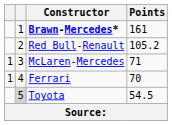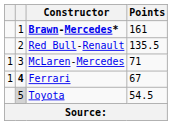(144, 46) 105.2 -> (144, 46) 135.5
(21, 79) normal -> (21, 79) bold
(135, 79) 70 -> (135, 79) 67
